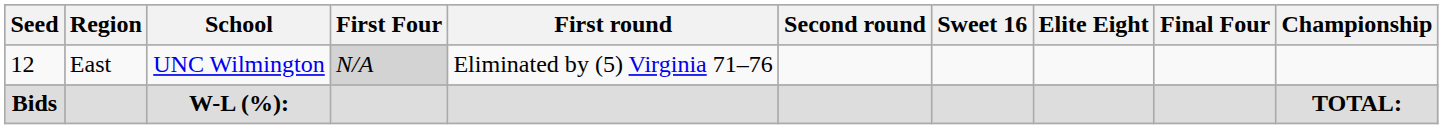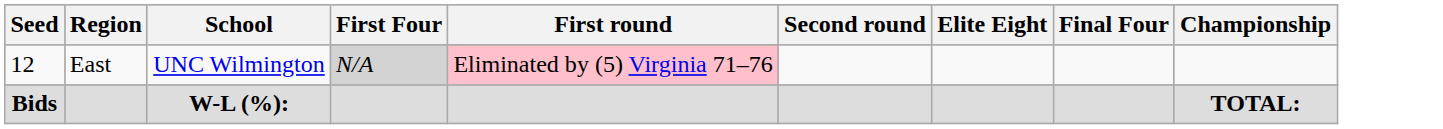- column: (982, 24)
(613, 64) no background -> (613, 64) pink background
